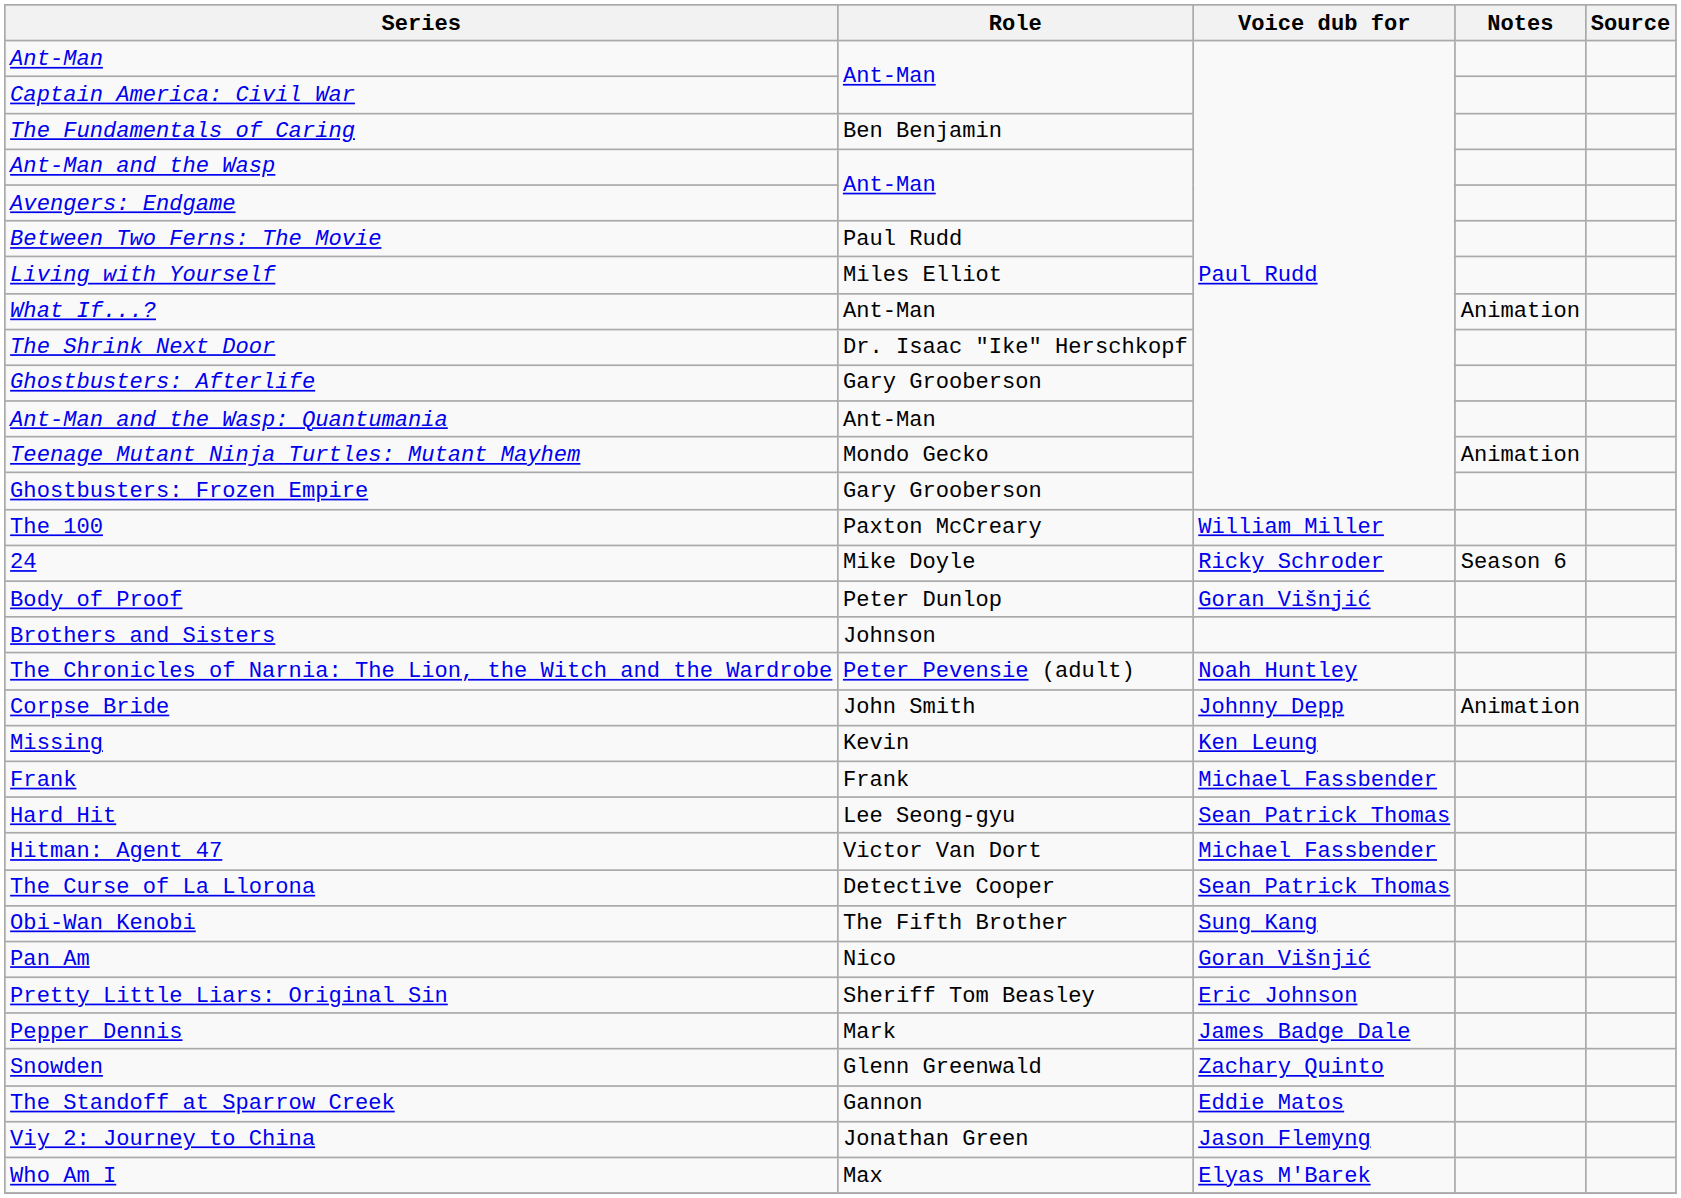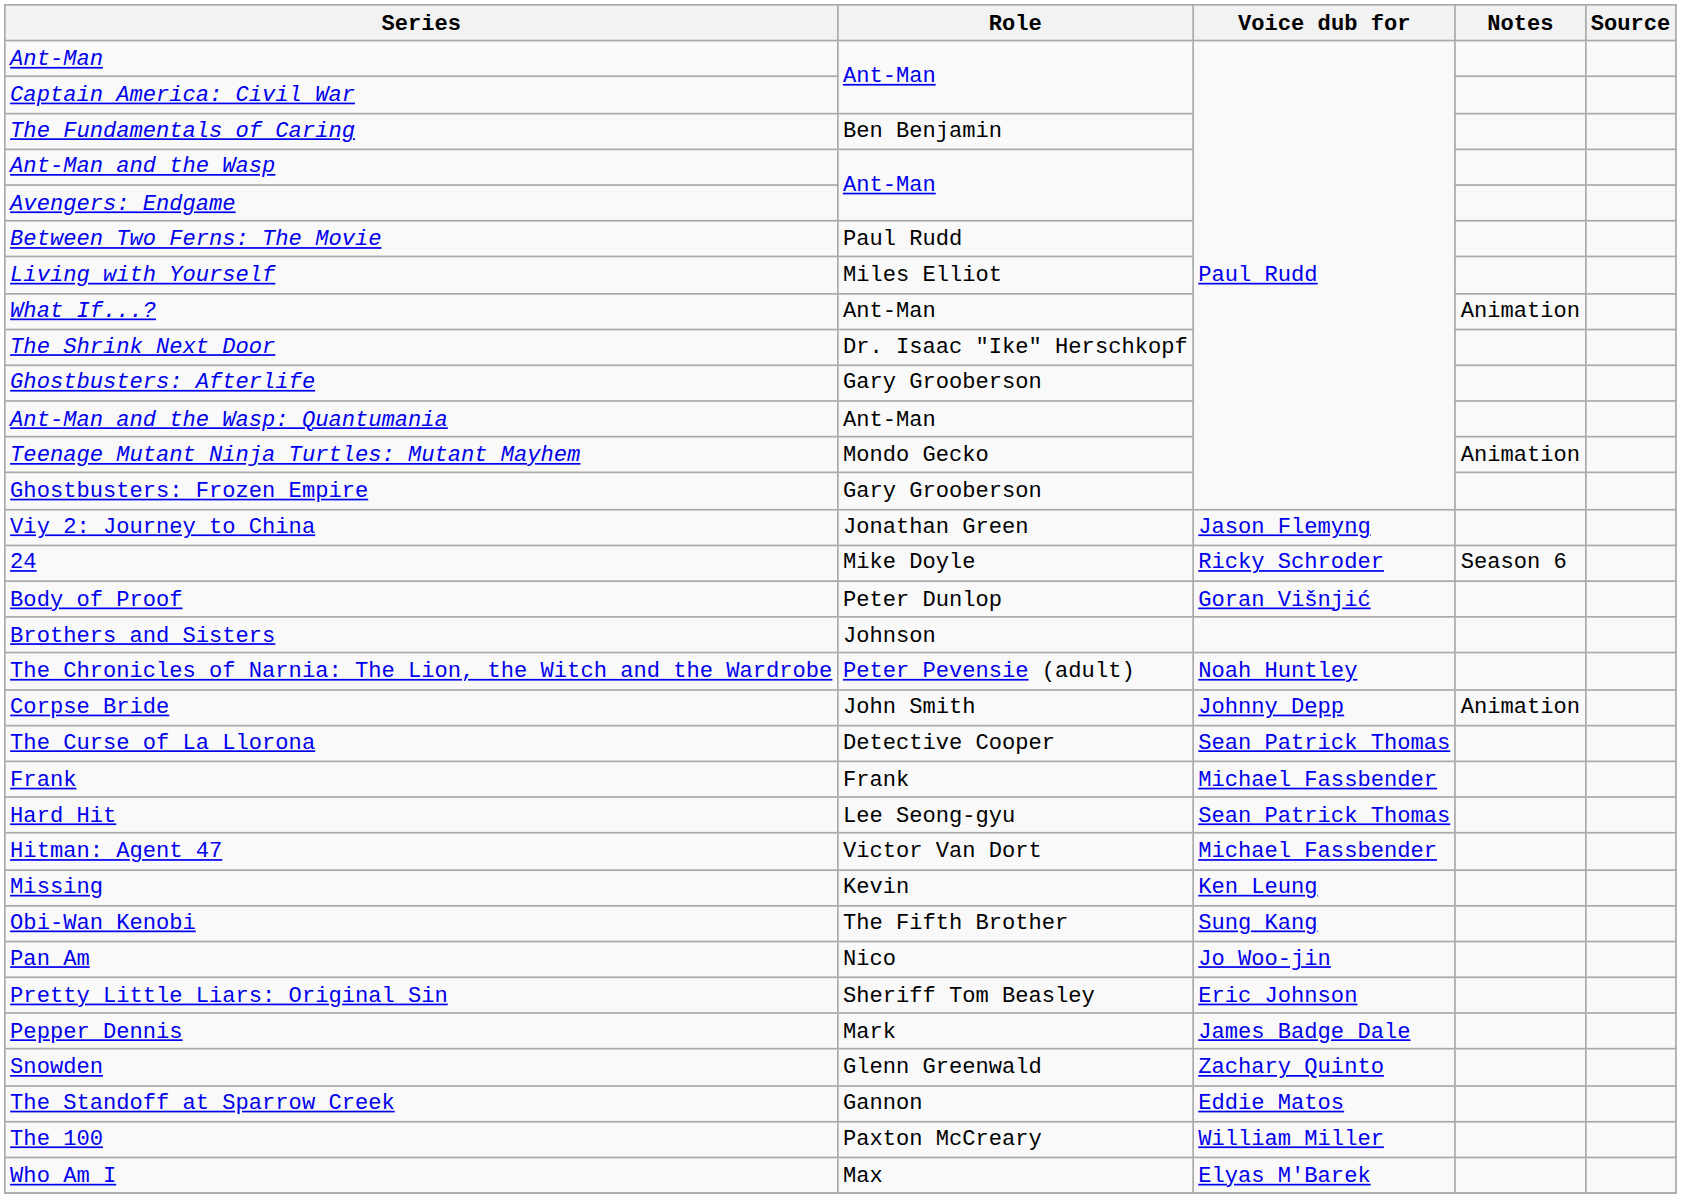rows swapped: (57, 527) <-> (163, 1139)
rows swapped: (163, 887) <-> (57, 743)
(1284, 959) Goran Višnjić -> (1265, 959) Jo Woo-jin
